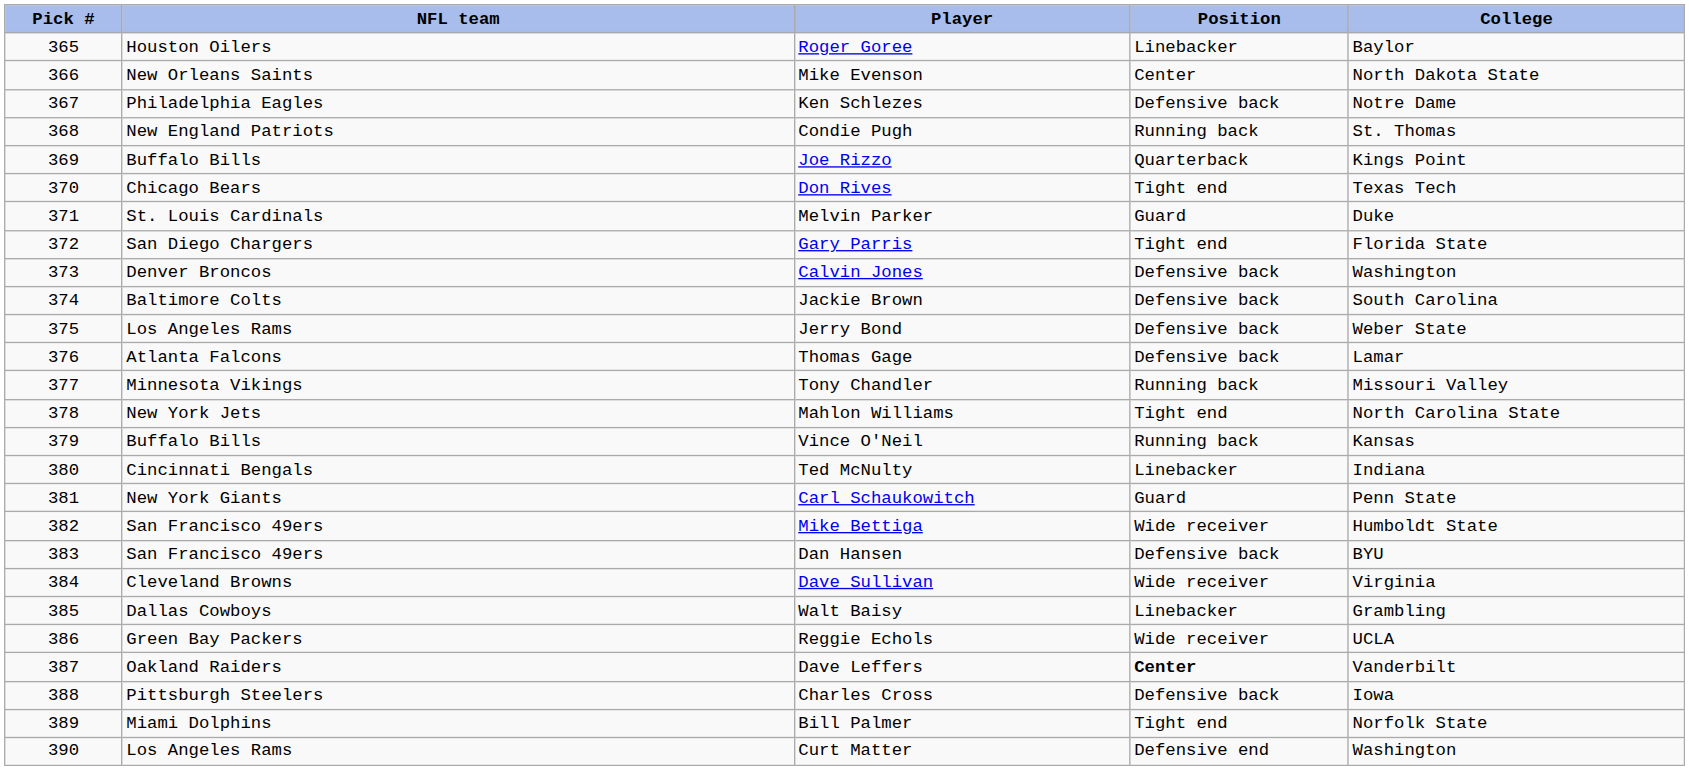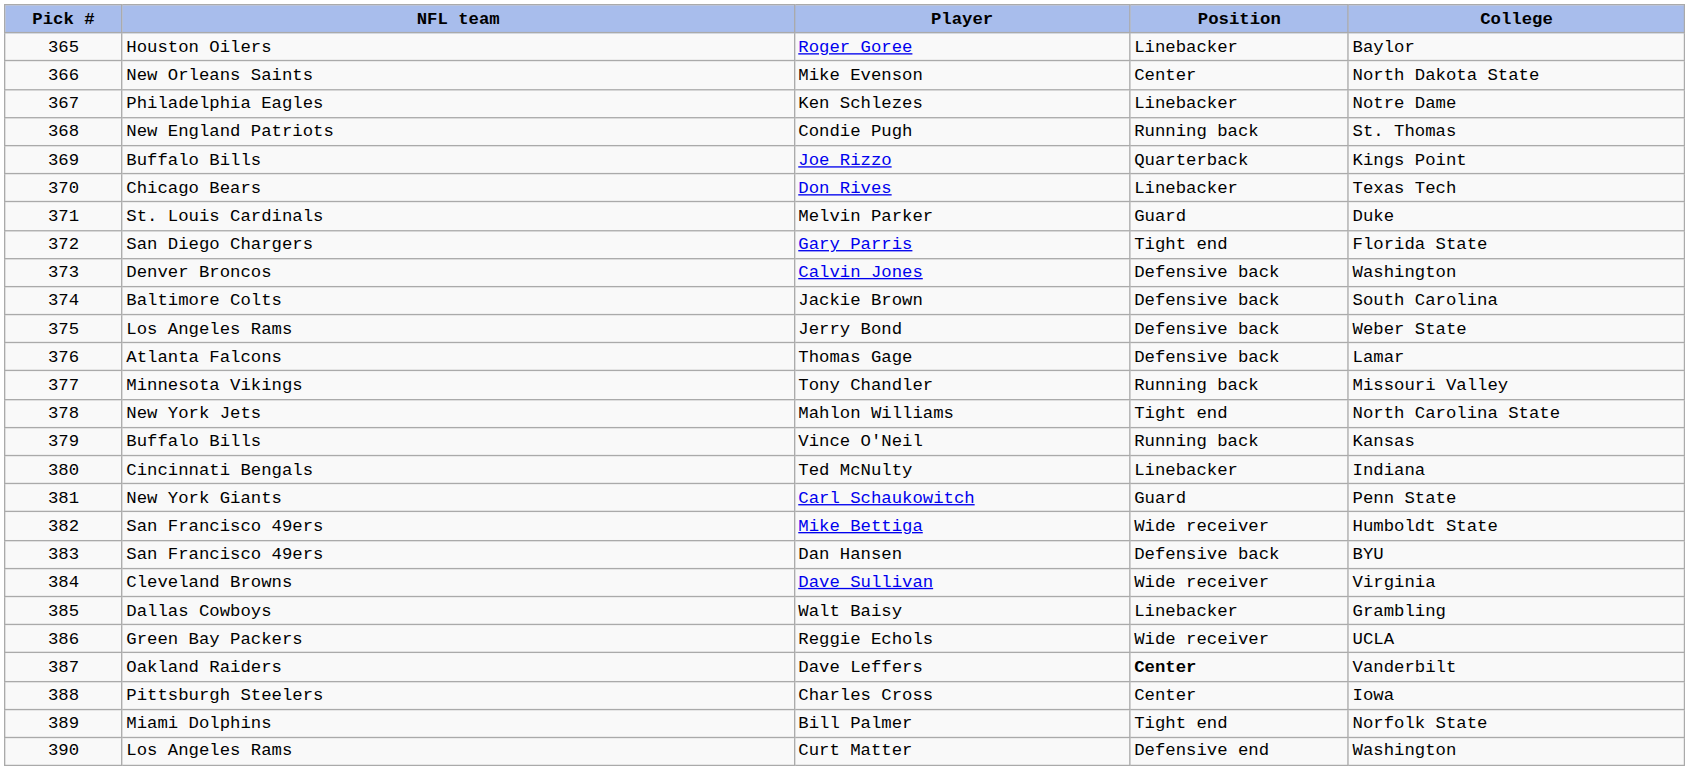(1207, 103) Defensive back -> (1186, 103) Linebacker
(1181, 188) Tight end -> (1186, 188) Linebacker
(1207, 695) Defensive back -> (1165, 695) Center
